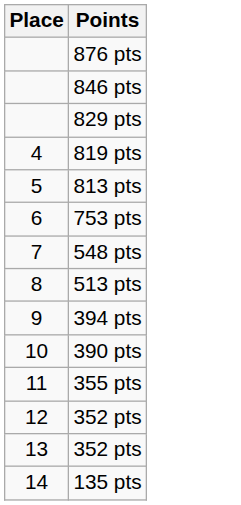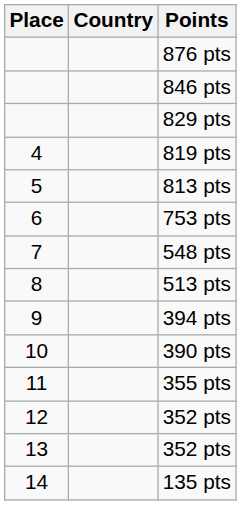+ column: (113, 20)
